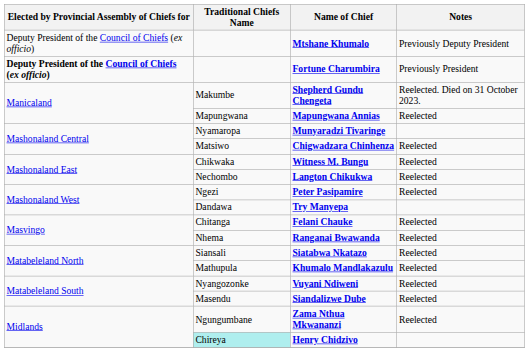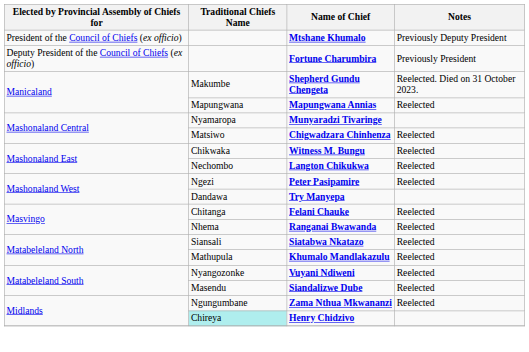(94, 43) Deputy President of the Council of Chiefs (ex officio) -> (94, 38) President of the Council of Chiefs (ex officio)
(91, 69) bold -> (94, 58) normal
